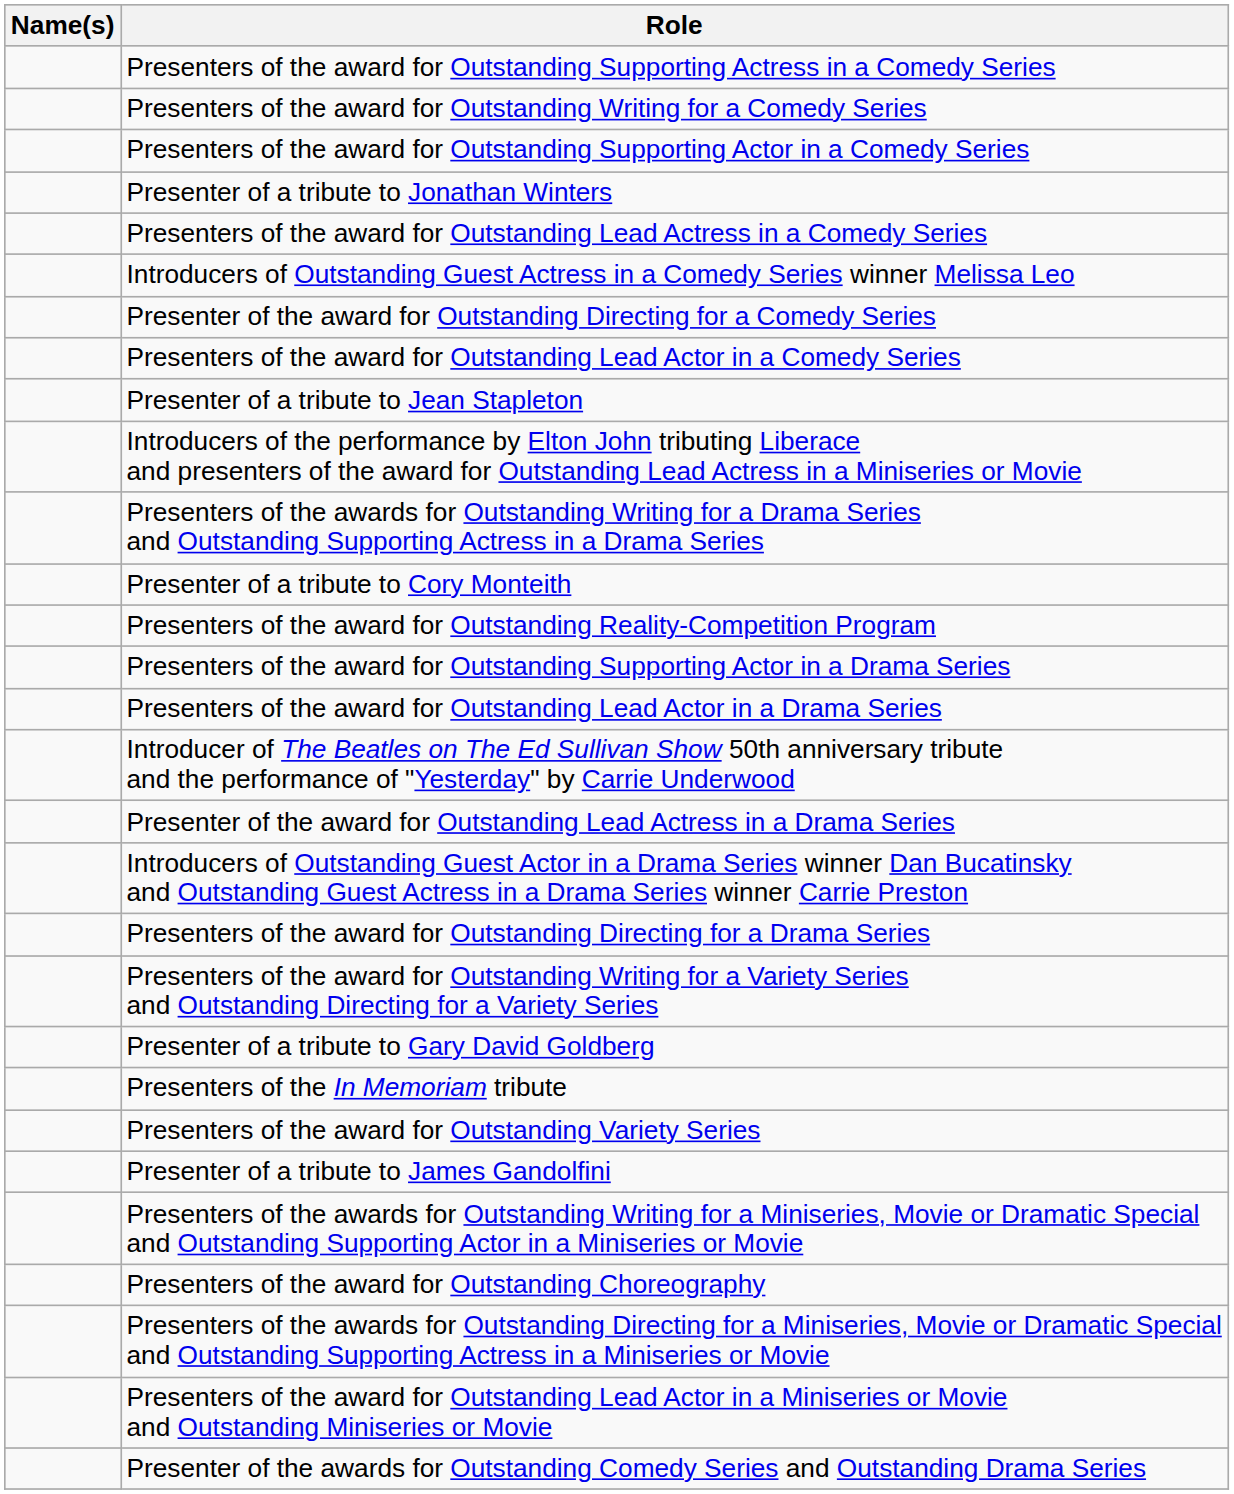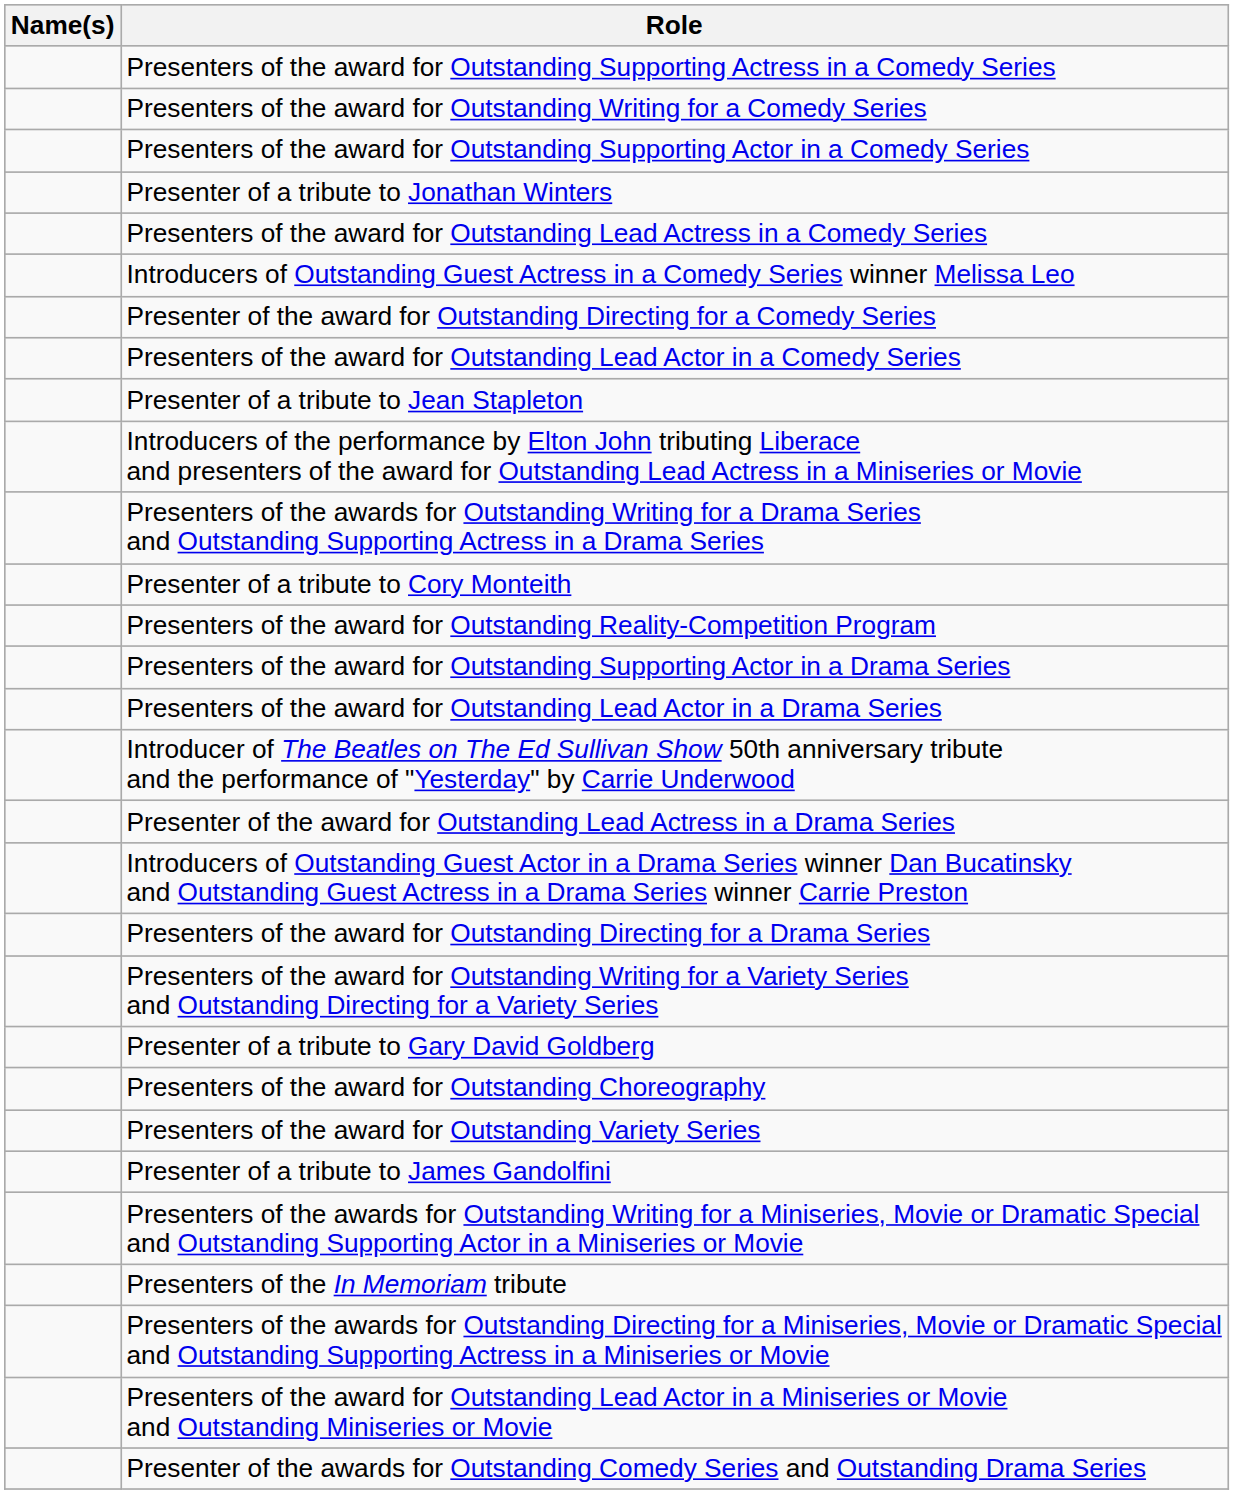rows swapped: (446, 1284) <-> (347, 1088)
